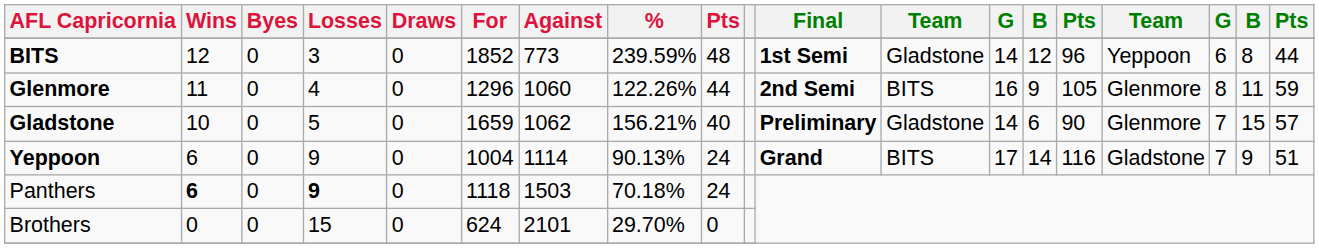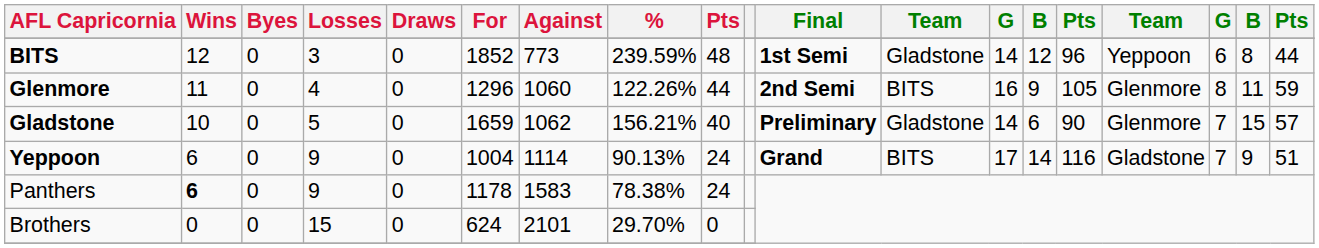(314, 191) bold -> (314, 191) normal
(488, 191) 1118 -> (489, 191) 1178
(547, 191) 1503 -> (547, 191) 1583
(648, 191) 70.18% -> (648, 191) 78.38%
